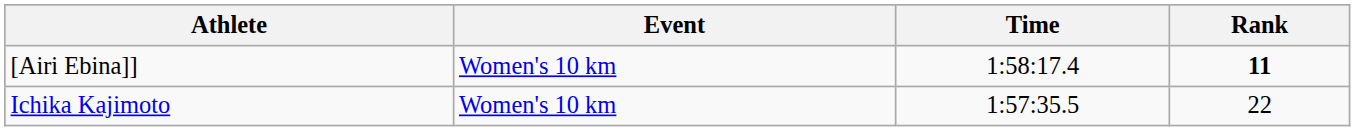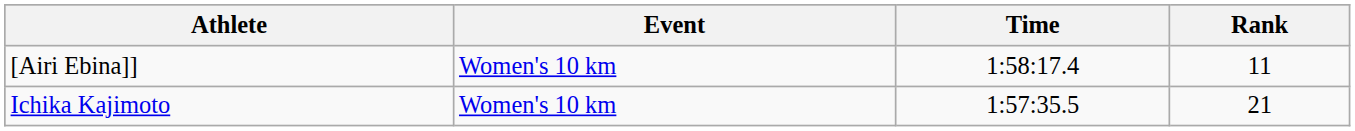(1260, 65) bold -> (1260, 65) normal
(1260, 105) 22 -> (1260, 105) 21
